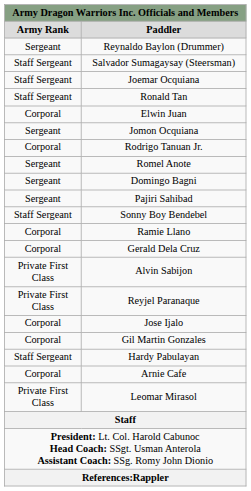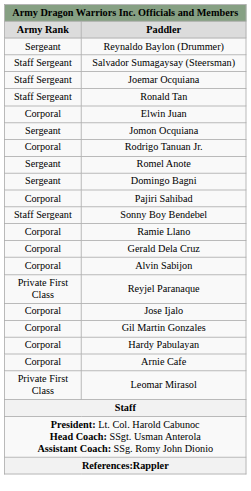(43, 198) Sergeant -> (43, 198) Corporal
(43, 271) Private First Class -> (43, 265) Corporal
(43, 357) Staff Sergeant -> (43, 345) Corporal
